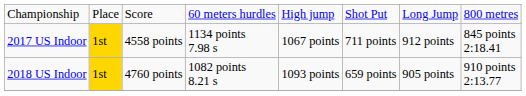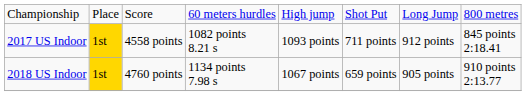(217, 40) 1134 points 7.98 s -> (217, 40) 1082 points 8.21 s
(310, 40) 1067 points -> (310, 40) 1093 points
(217, 74) 1082 points 8.21 s -> (217, 74) 1134 points 7.98 s
(310, 74) 1093 points -> (310, 74) 1067 points
